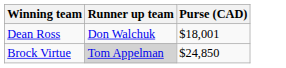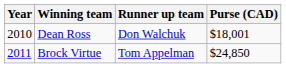+ column: (20, 14)
(126, 53) lightgrey background -> (156, 53) no background
